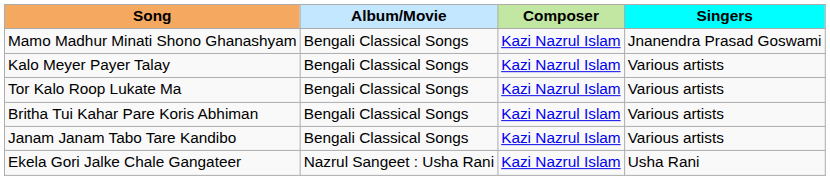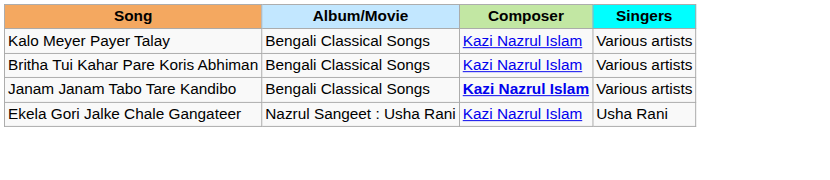- row: (152, 41)
- row: (95, 89)
(561, 138) normal -> (526, 89) bold
